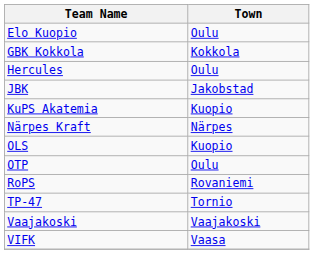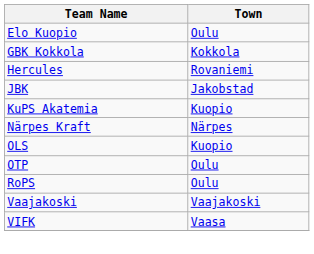(205, 70) Oulu -> (222, 70) Rovaniemi
(222, 184) Rovaniemi -> (205, 184) Oulu
- row: (25, 202)
